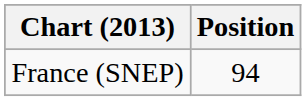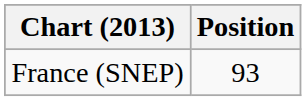(245, 71) 94 -> (245, 71) 93
